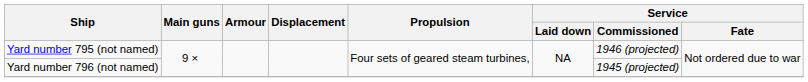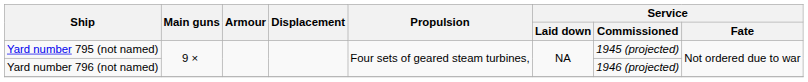(638, 49) 1946 (projected) -> (638, 49) 1945 (projected)
(638, 67) 1945 (projected) -> (638, 67) 1946 (projected)
